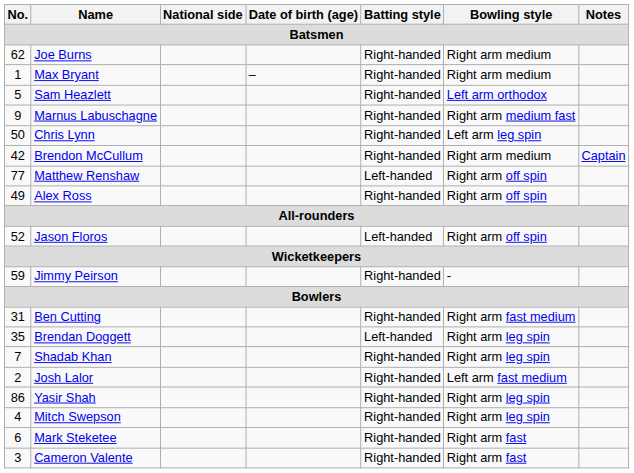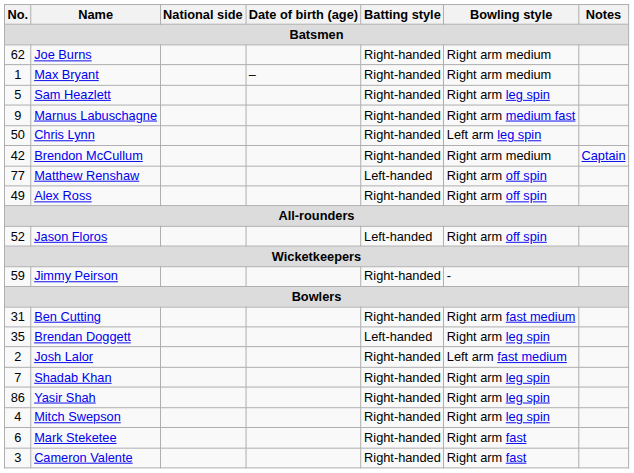(497, 95) Left arm orthodox -> (498, 95) Right arm leg spin
rows swapped: (73, 357) <-> (64, 377)
